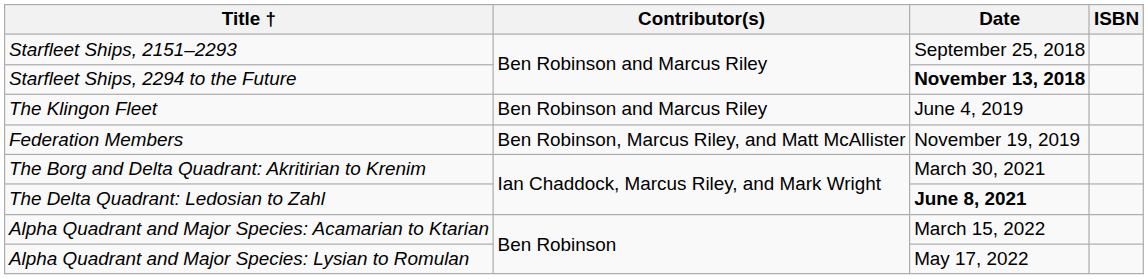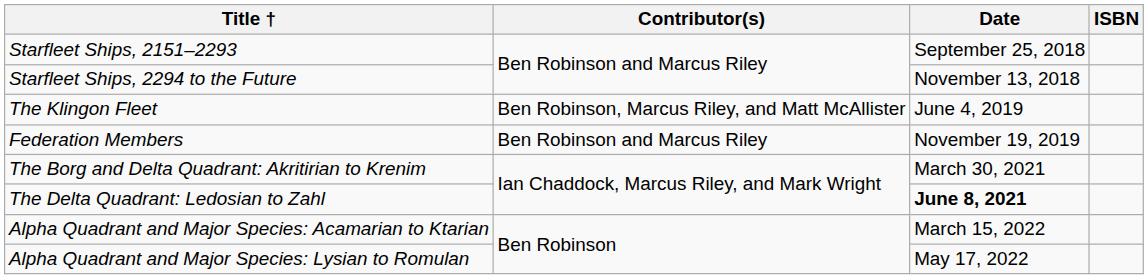(1000, 79) bold -> (997, 79) normal
(632, 109) Ben Robinson and Marcus Riley -> (702, 109) Ben Robinson, Marcus Riley, and Matt McAllister
(702, 139) Ben Robinson, Marcus Riley, and Matt McAllister -> (632, 139) Ben Robinson and Marcus Riley
